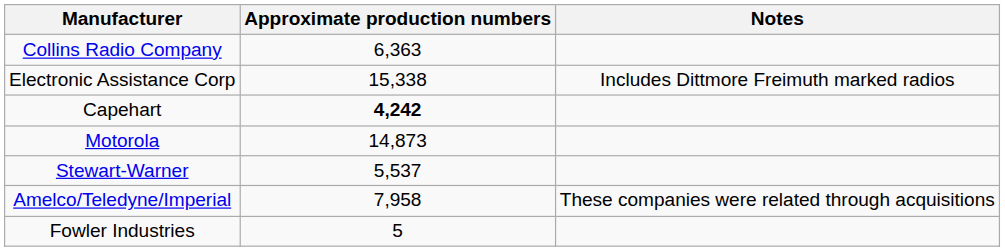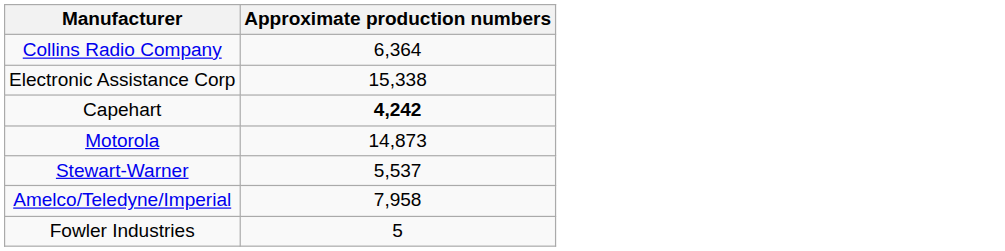- column: (777, 19)
(398, 49) 6,363 -> (398, 49) 6,364
